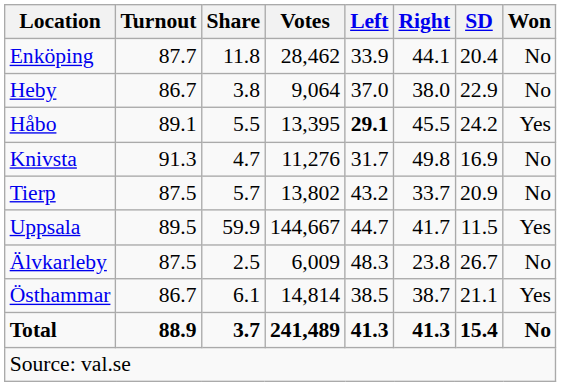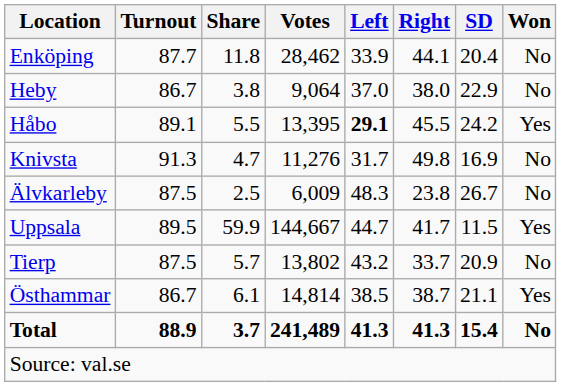rows swapped: (33, 192) <-> (58, 261)
